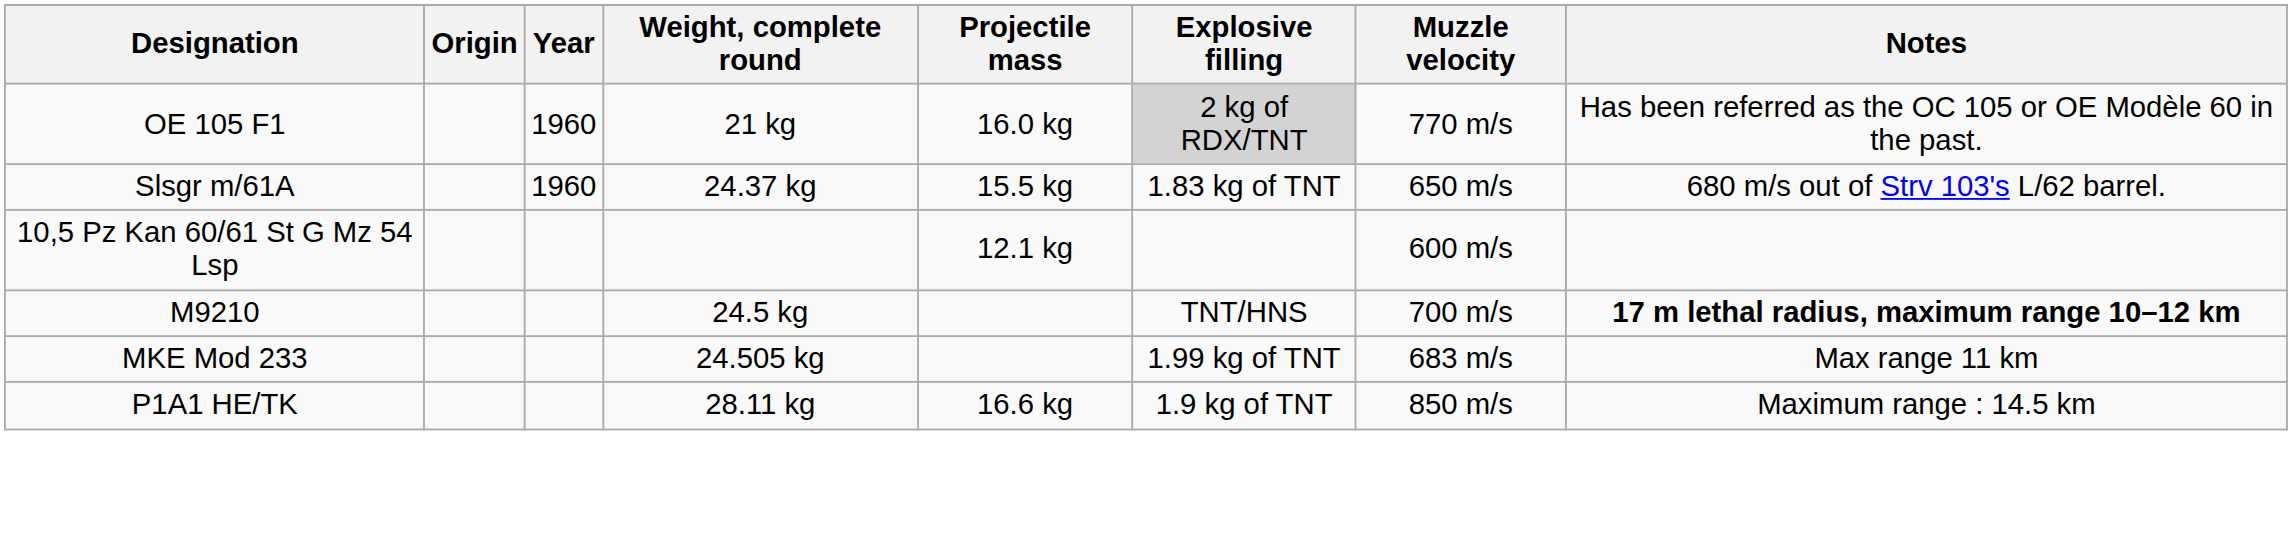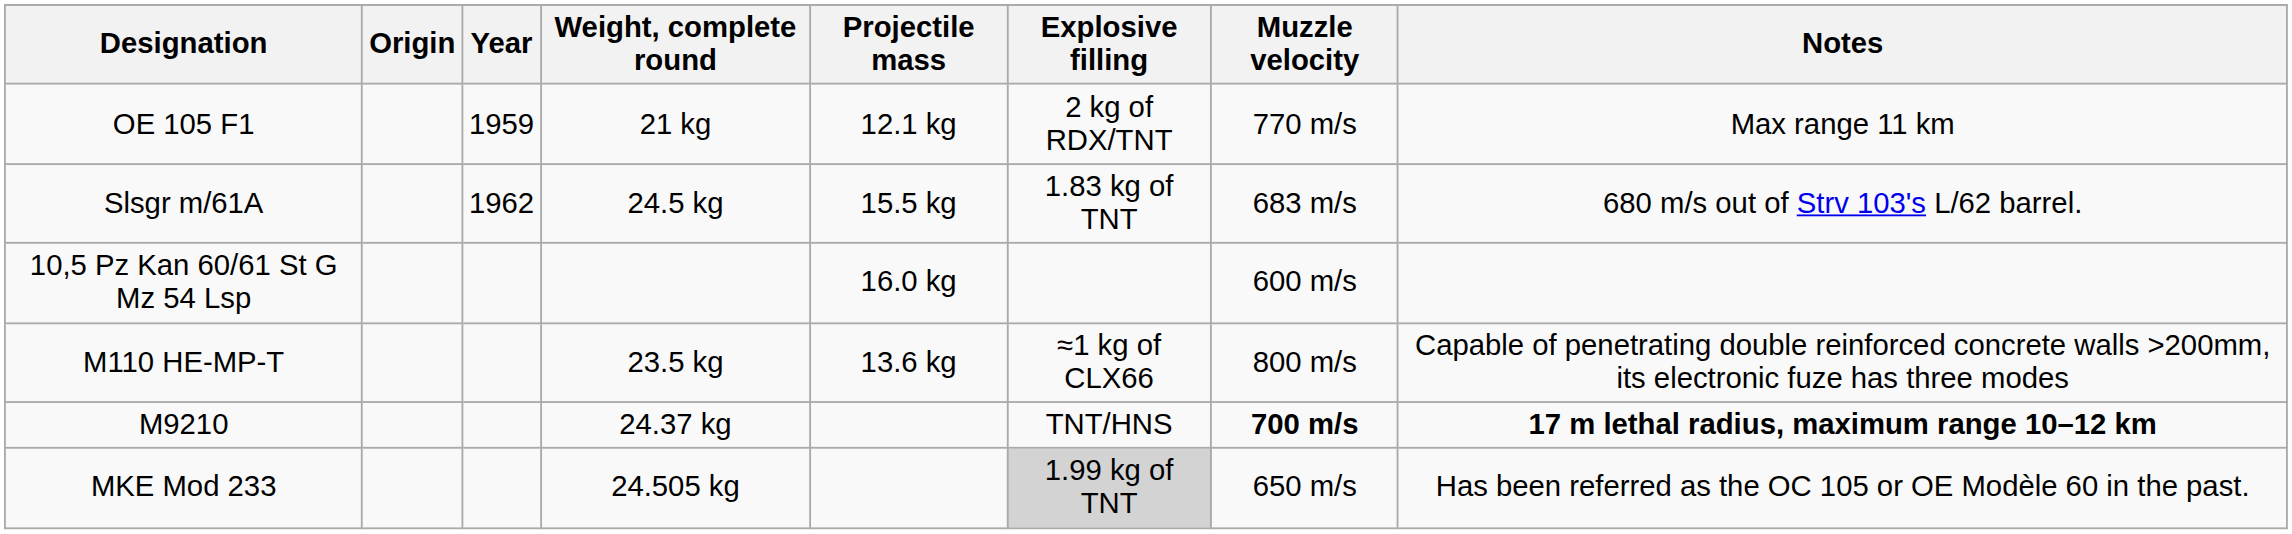(564, 123) 1960 -> (501, 123) 1959
(1025, 123) 16.0 kg -> (909, 123) 12.1 kg
(1244, 123) lightgrey background -> (1109, 123) no background
(1926, 123) Has been referred as the OC 105 or OE Modèle 60 in the past. -> (1843, 123) Max range 11 km
(564, 186) 1960 -> (501, 202) 1962
(760, 186) 24.37 kg -> (675, 202) 24.5 kg
(1461, 186) 650 m/s -> (1305, 202) 683 m/s
(1025, 249) 12.1 kg -> (909, 282) 16.0 kg
+ row: (184, 361)
(760, 312) 24.5 kg -> (675, 424) 24.37 kg
(1461, 312) normal -> (1305, 424) bold
(1244, 358) no background -> (1109, 487) lightgrey background
(1461, 358) 683 m/s -> (1305, 487) 650 m/s
(1926, 358) Max range 11 km -> (1843, 487) Has been referred as the OC 105 or OE Modèle 60 in the past.
- row: (215, 405)
